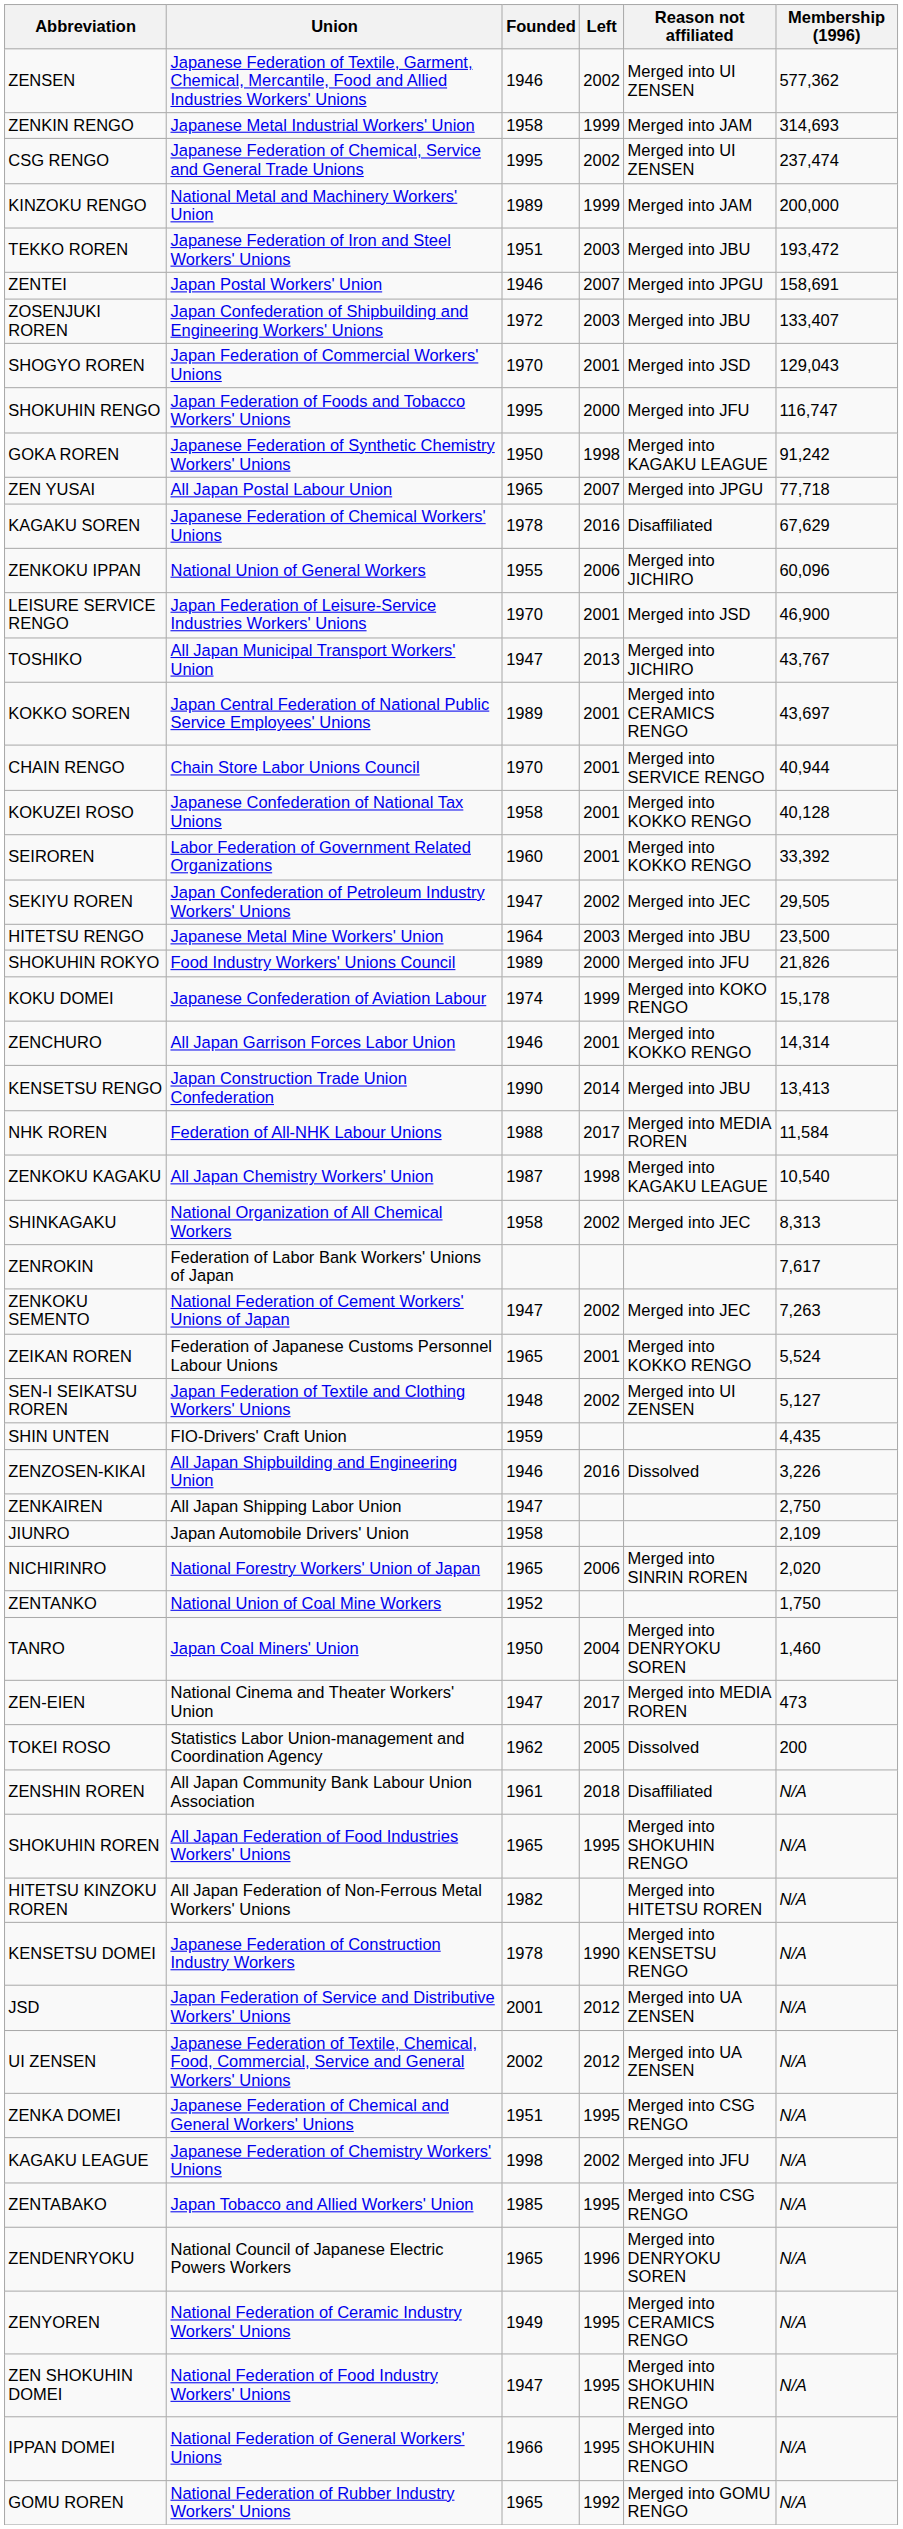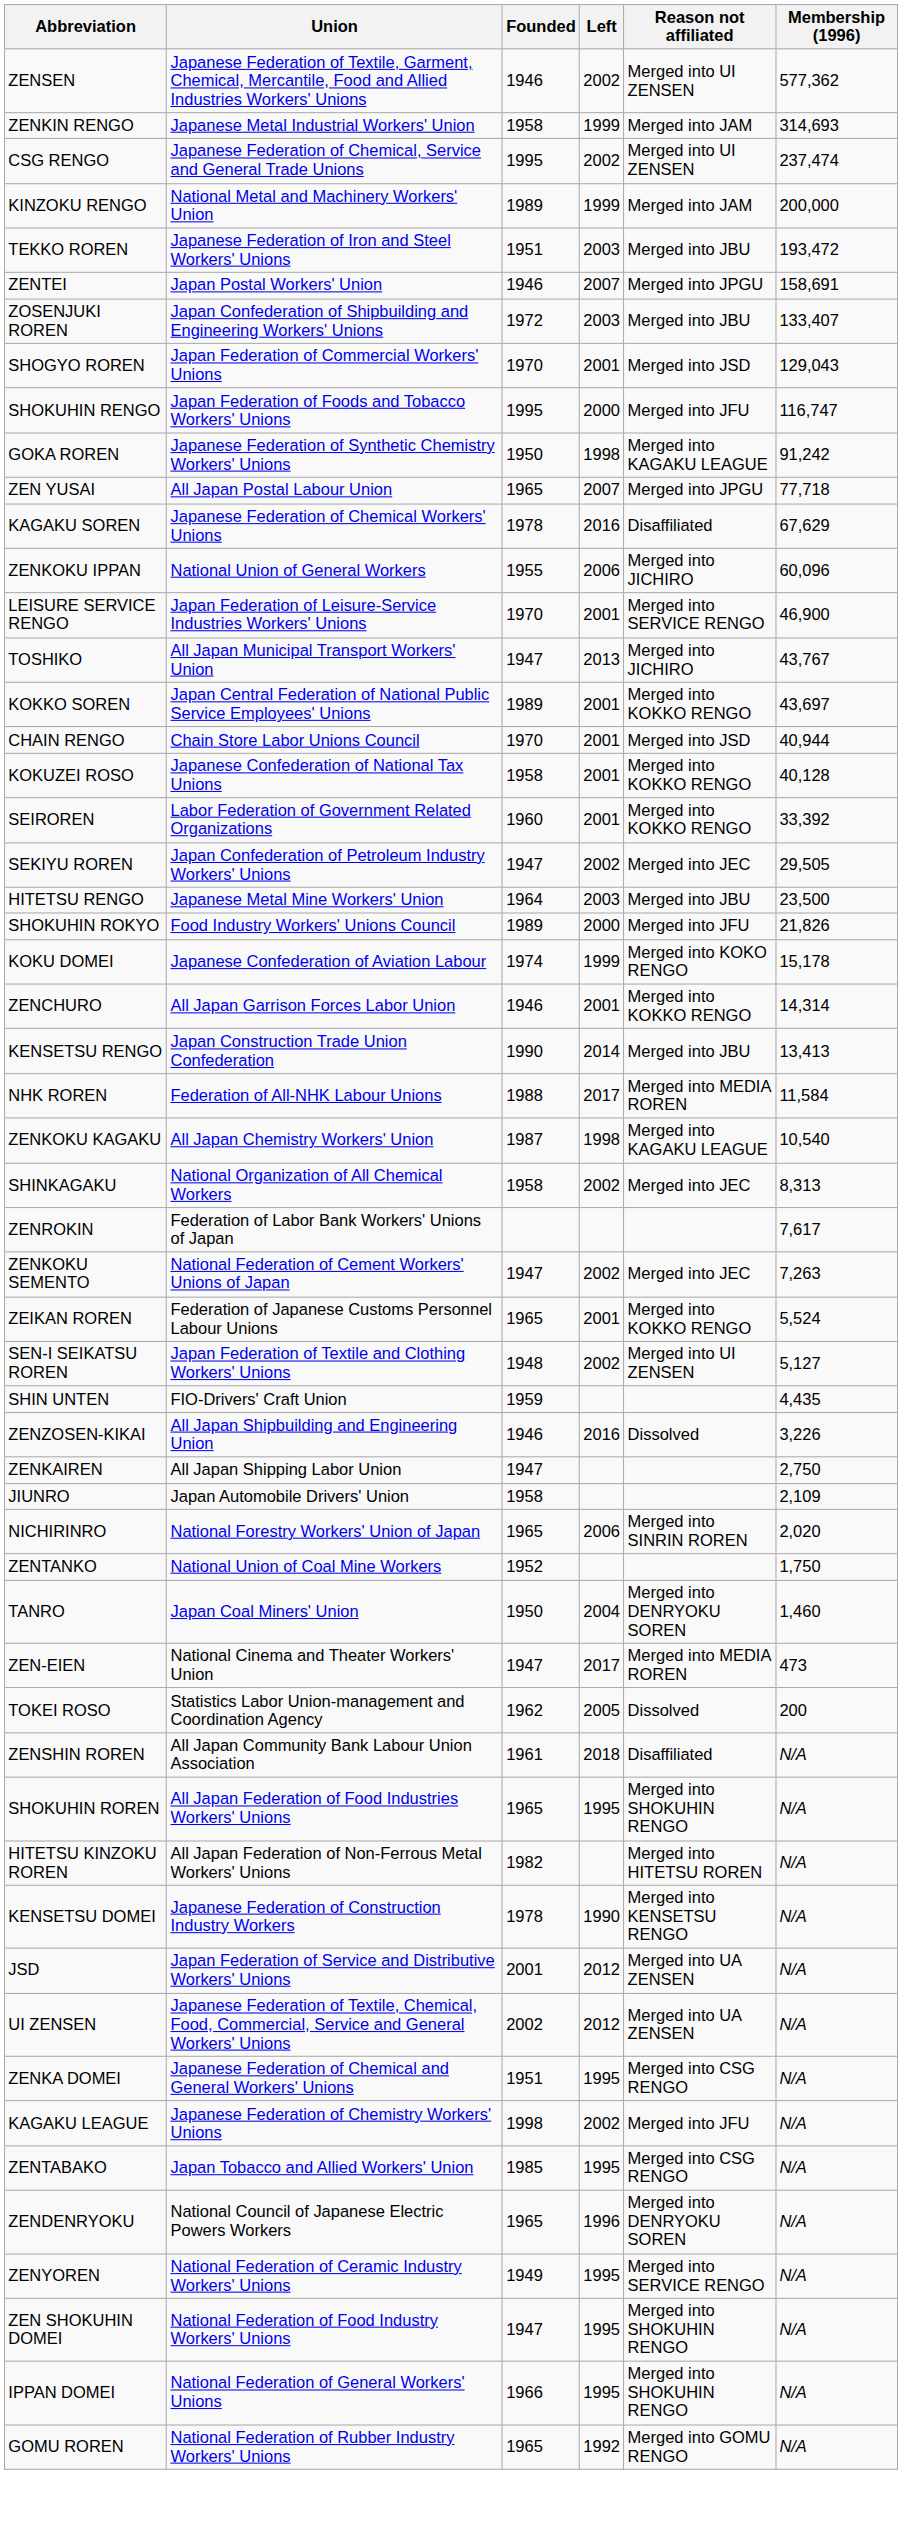(689, 615) Merged into JSD -> (696, 615) Merged into SERVICE RENGO
(671, 713) Merged into CERAMICS RENGO -> (689, 704) Merged into KOKKO RENGO
(696, 767) Merged into SERVICE RENGO -> (689, 739) Merged into JSD
(671, 2322) Merged into CERAMICS RENGO -> (696, 2275) Merged into SERVICE RENGO
